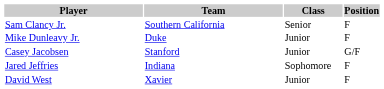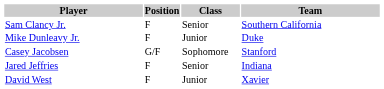columns swapped: (362, 10) <-> (213, 10)
(297, 52) Junior -> (205, 52) Sophomore
(308, 66) Sophomore -> (195, 66) Senior
